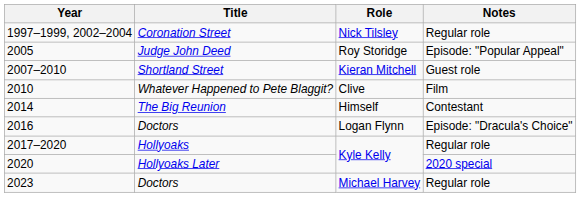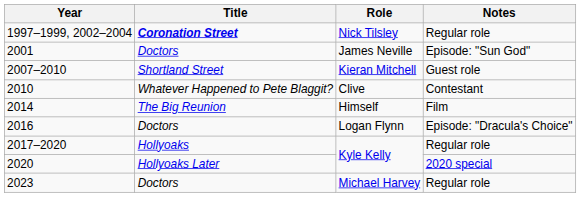(184, 32) normal -> (188, 32) bold
+ row: (20, 51)
- row: (20, 51)
(437, 88) Film -> (454, 88) Contestant
(454, 107) Contestant -> (437, 107) Film
